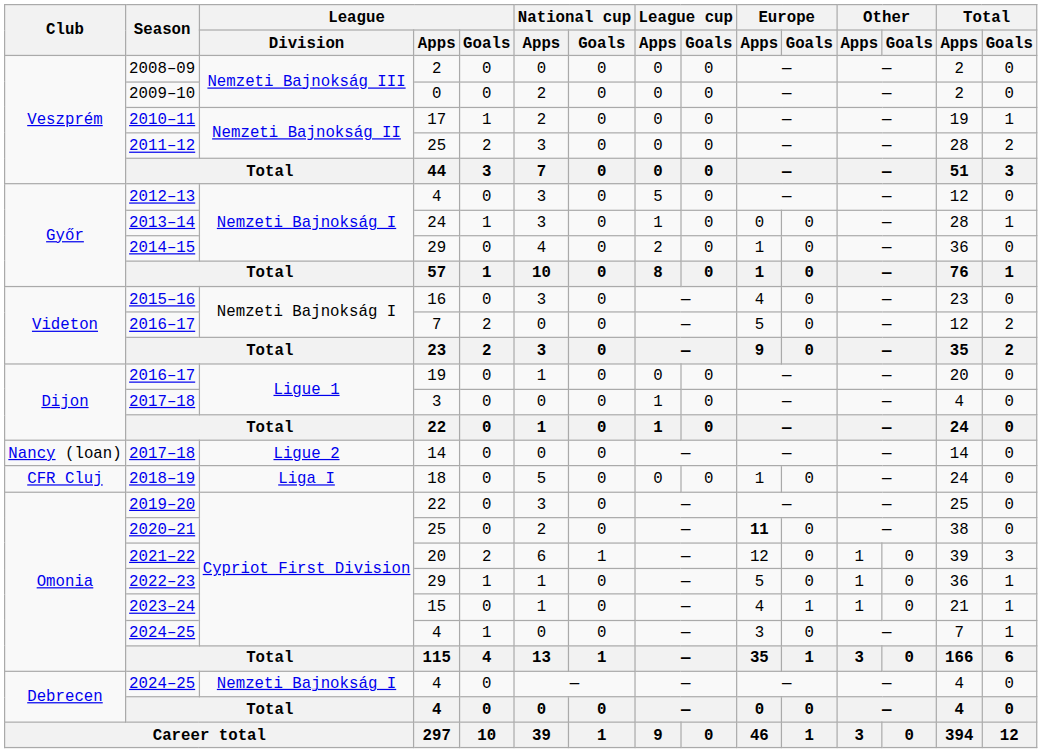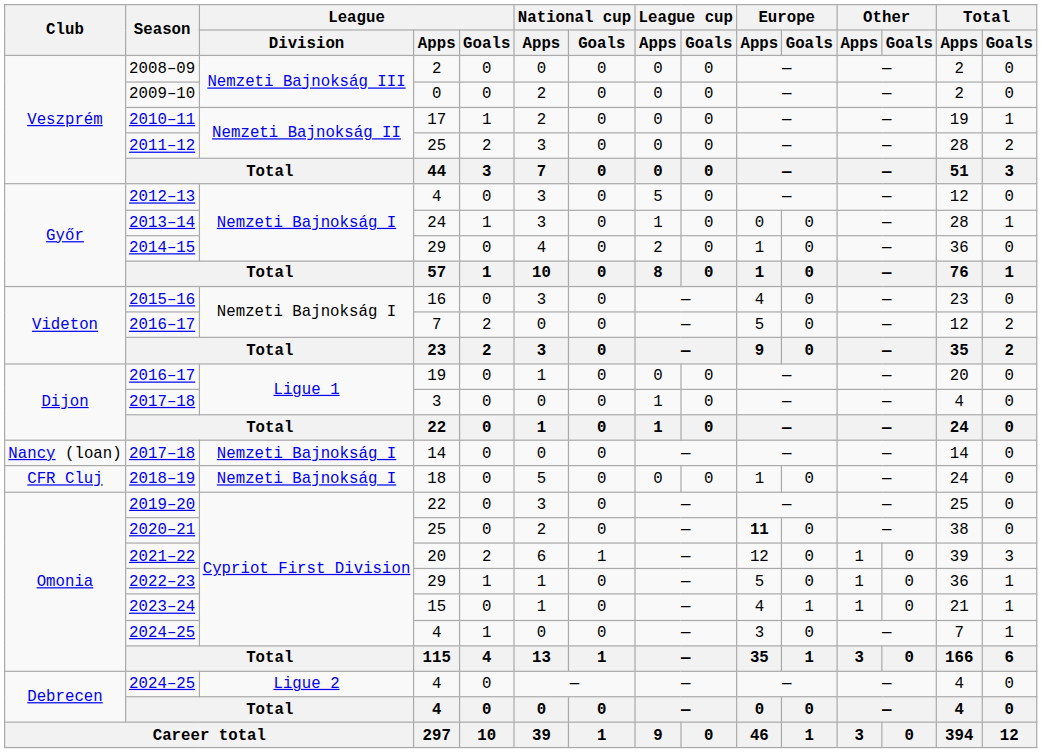(307, 453) Ligue 2 -> (307, 453) Nemzeti Bajnokság I
(307, 479) Liga I -> (307, 479) Nemzeti Bajnokság I
(307, 684) Nemzeti Bajnokság I -> (307, 684) Ligue 2
